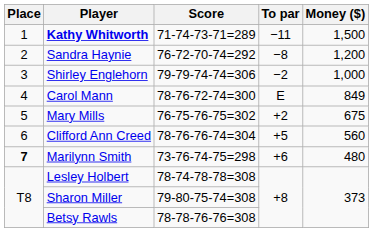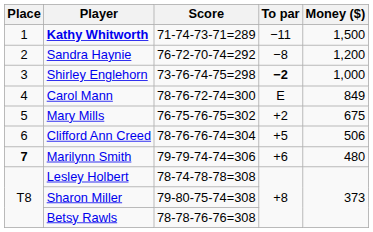(206, 75) 79-79-74-74=306 -> (206, 75) 73-76-74-75=298
(281, 75) normal -> (281, 75) bold
(355, 136) 560 -> (355, 136) 506
(206, 156) 73-76-74-75=298 -> (206, 156) 79-79-74-74=306
